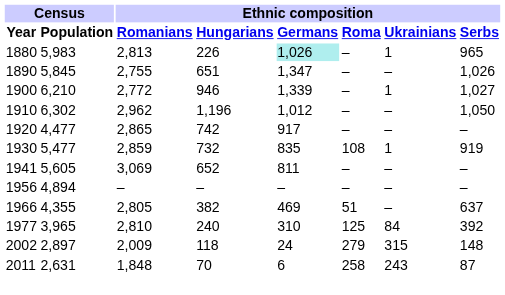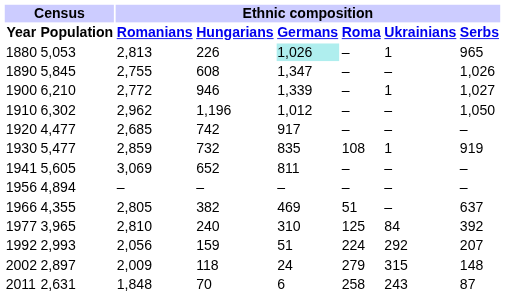(58, 52) 5,983 -> (58, 52) 5,053
(208, 71) 651 -> (208, 71) 608
(134, 129) 2,865 -> (134, 129) 2,685
+ row: (21, 245)
